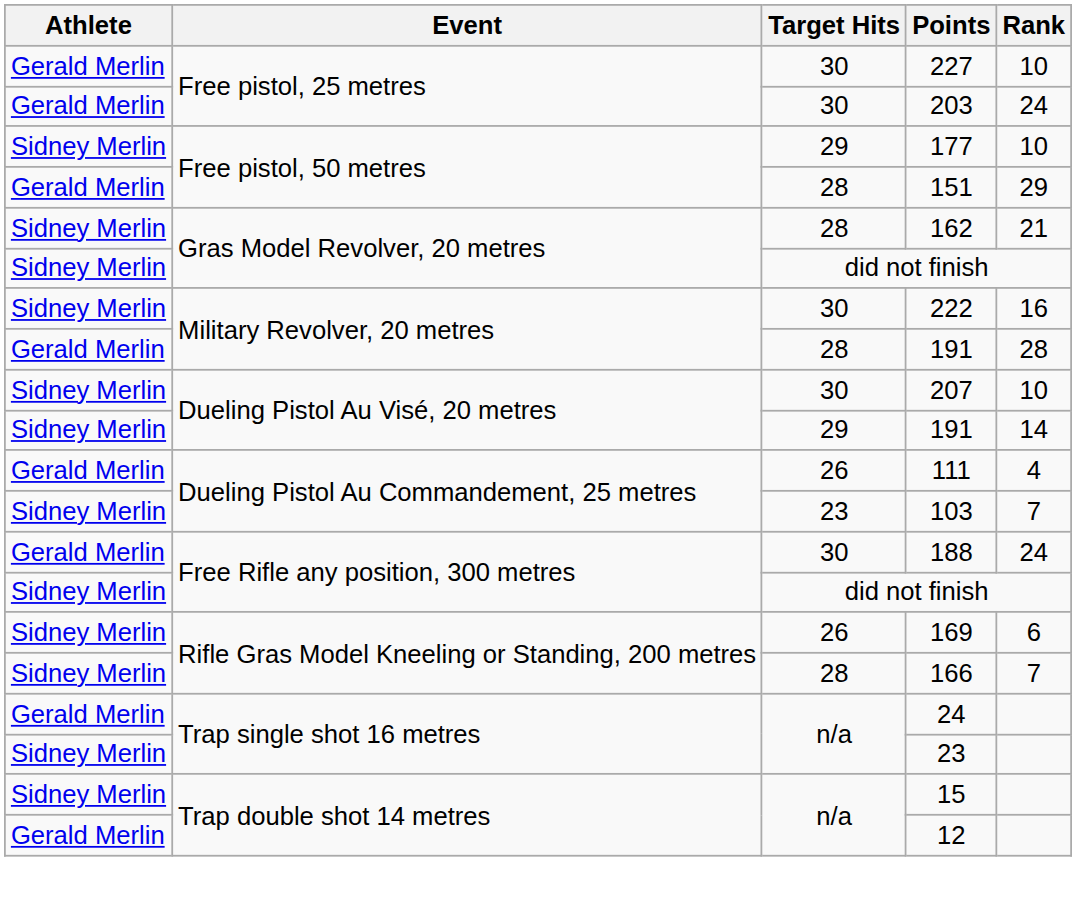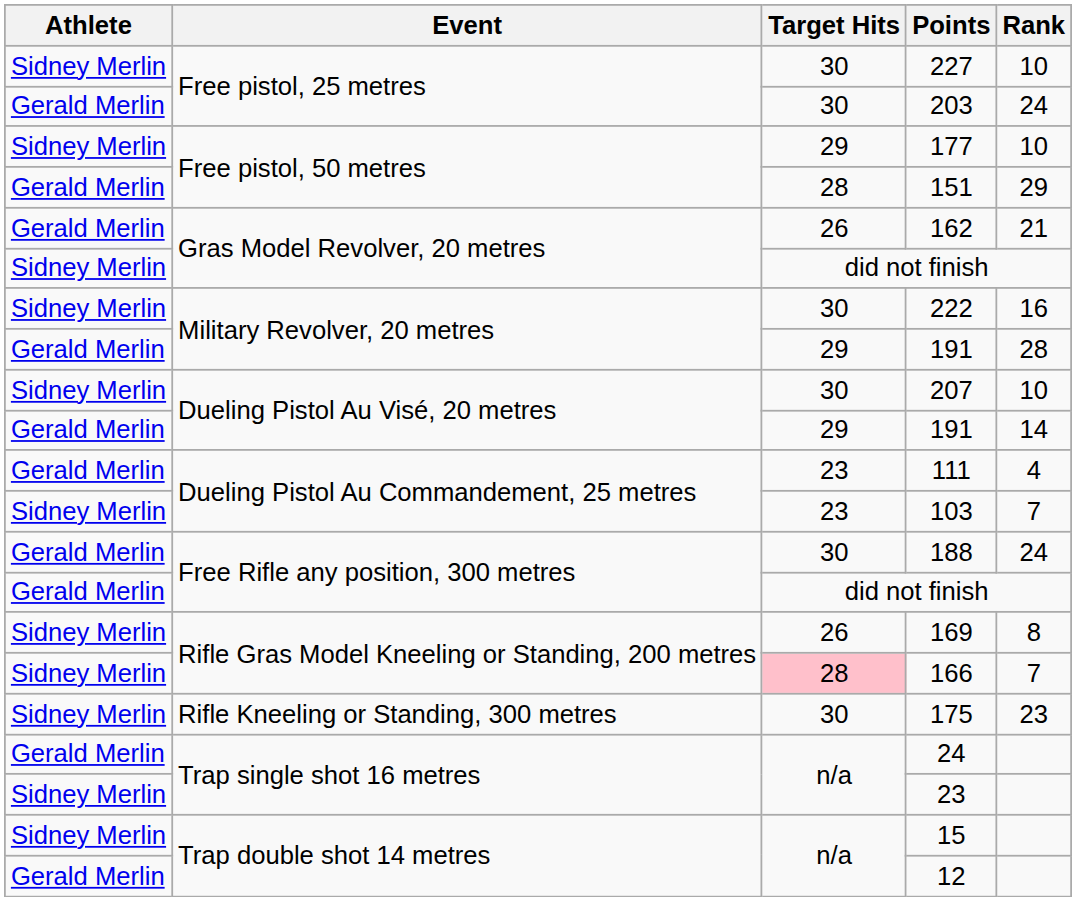(88, 66) Gerald Merlin -> (88, 66) Sidney Merlin
(88, 228) Sidney Merlin -> (88, 228) Gerald Merlin
(834, 228) 28 -> (834, 228) 26
(834, 349) 28 -> (834, 349) 29
(88, 430) Sidney Merlin -> (88, 430) Gerald Merlin
(834, 471) 26 -> (834, 471) 23
(88, 592) Sidney Merlin -> (88, 592) Gerald Merlin
(1034, 633) 6 -> (1034, 633) 8
(834, 673) no background -> (834, 673) pink background
+ row: (397, 714)
